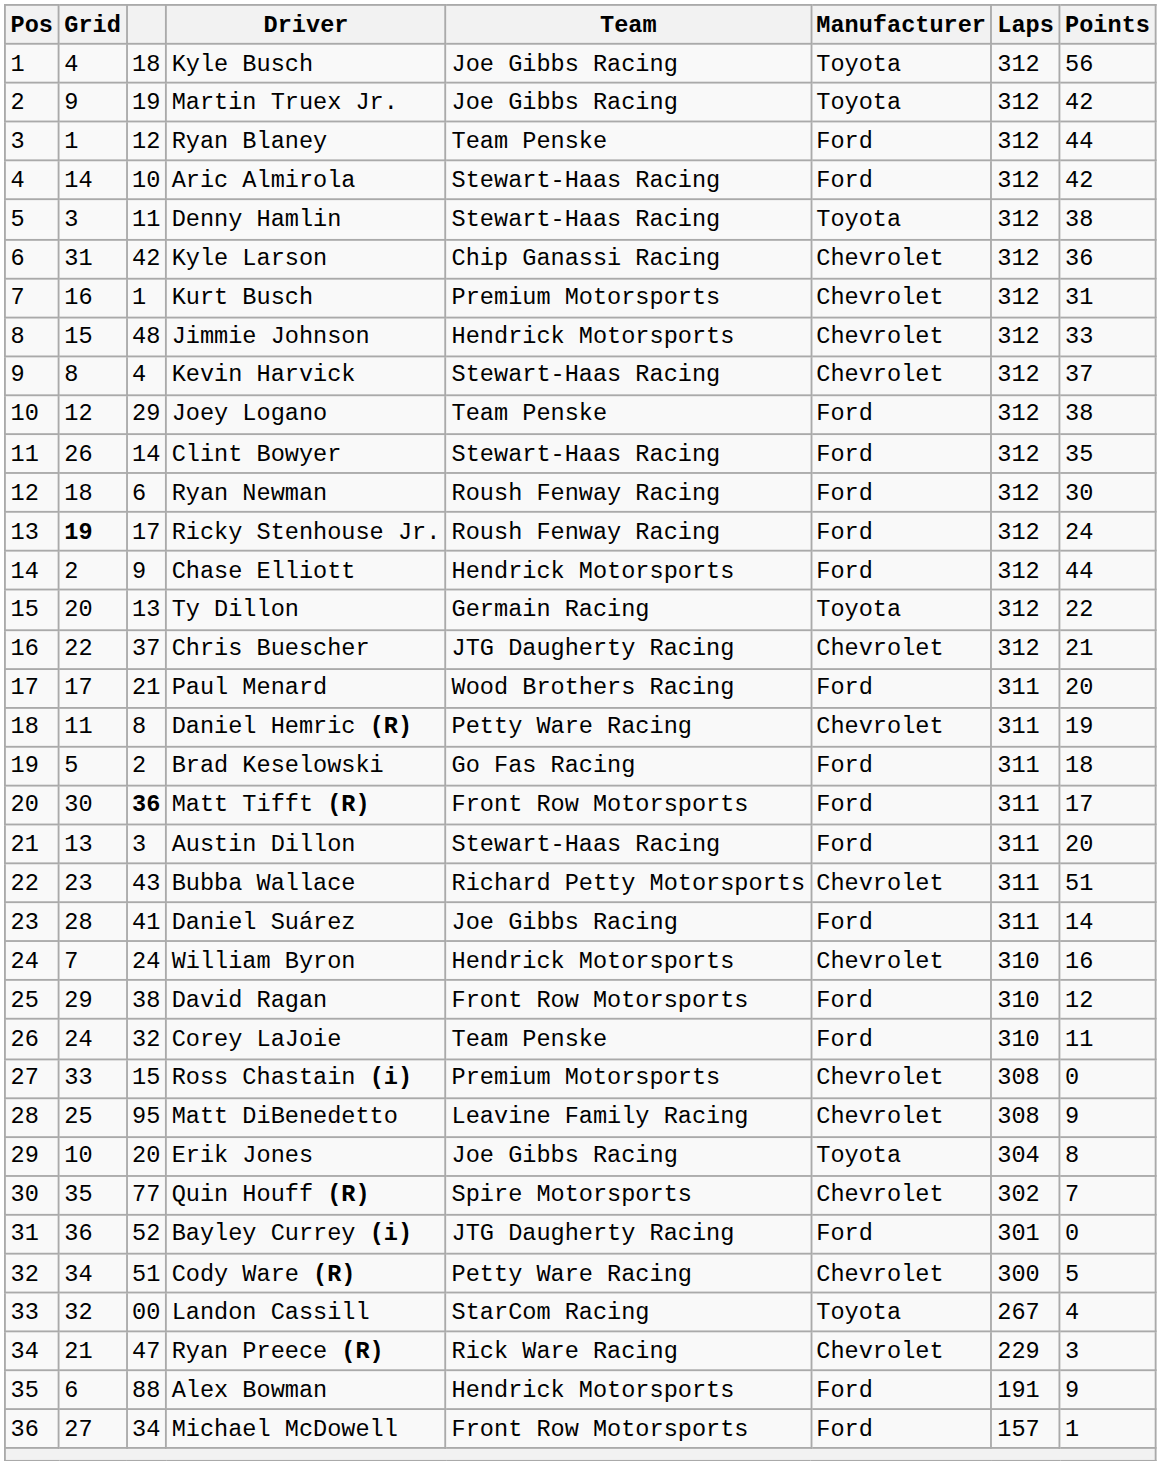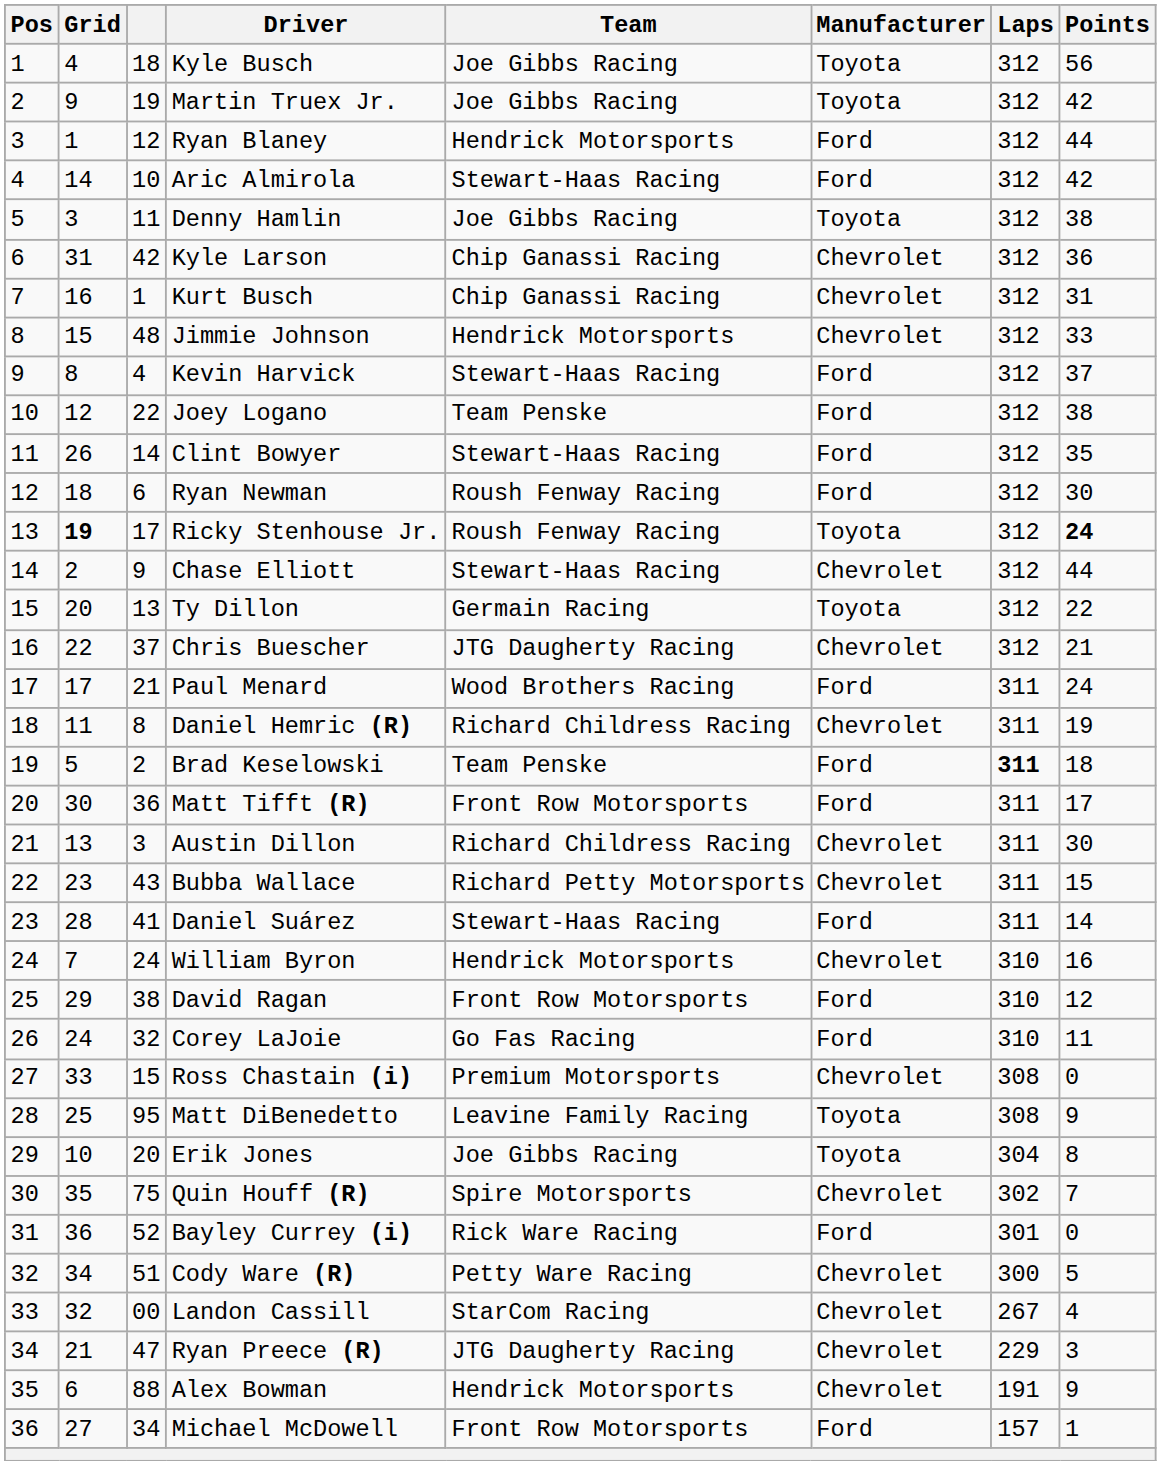(529, 141) Team Penske -> (593, 141) Hendrick Motorsports
(586, 219) Stewart-Haas Racing -> (565, 219) Joe Gibbs Racing
(586, 297) Premium Motorsports -> (586, 297) Chip Ganassi Racing
(880, 375) Chevrolet -> (845, 375) Ford
(146, 414) 29 -> (146, 414) 22
(845, 531) Ford -> (859, 531) Toyota
(1079, 531) normal -> (1079, 531) bold
(593, 570) Hendrick Motorsports -> (586, 570) Stewart-Haas Racing
(845, 570) Ford -> (880, 570) Chevrolet
(1079, 688) 20 -> (1079, 688) 24
(572, 727) Petty Ware Racing -> (621, 727) Richard Childress Racing
(543, 766) Go Fas Racing -> (529, 766) Team Penske
(1018, 766) normal -> (1018, 766) bold
(146, 805) bold -> (146, 805) normal
(586, 844) Stewart-Haas Racing -> (621, 844) Richard Childress Racing
(845, 844) Ford -> (880, 844) Chevrolet
(1079, 844) 20 -> (1079, 844) 30
(1079, 883) 51 -> (1079, 883) 15
(565, 922) Joe Gibbs Racing -> (586, 922) Stewart-Haas Racing
(529, 1039) Team Penske -> (543, 1039) Go Fas Racing
(880, 1117) Chevrolet -> (859, 1117) Toyota
(146, 1195) 77 -> (146, 1195) 75
(593, 1234) JTG Daugherty Racing -> (565, 1234) Rick Ware Racing
(859, 1312) Toyota -> (880, 1312) Chevrolet
(565, 1351) Rick Ware Racing -> (593, 1351) JTG Daugherty Racing
(845, 1390) Ford -> (880, 1390) Chevrolet
